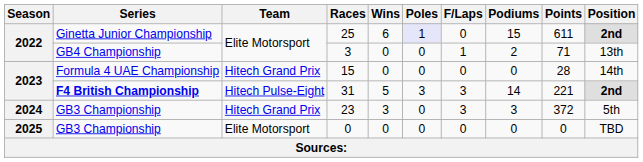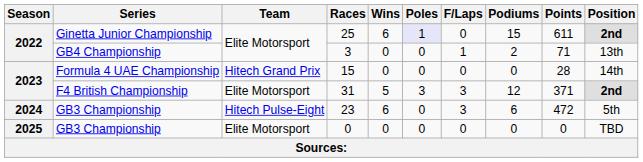(127, 91) bold -> (122, 91) normal
(275, 91) Hitech Pulse-Eight -> (267, 91) Elite Motorsport
(514, 91) 14 -> (514, 91) 12
(563, 91) 221 -> (563, 91) 371
(273, 110) Hitech Grand Prix -> (275, 110) Hitech Pulse-Eight
(386, 110) 3 -> (386, 110) 6
(514, 110) 3 -> (514, 110) 6
(563, 110) 372 -> (563, 110) 472
